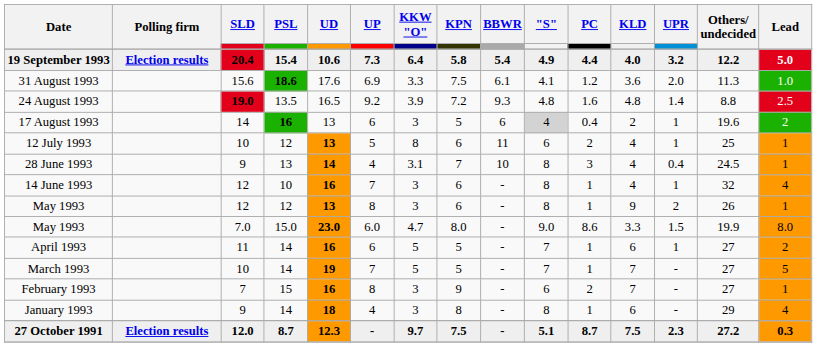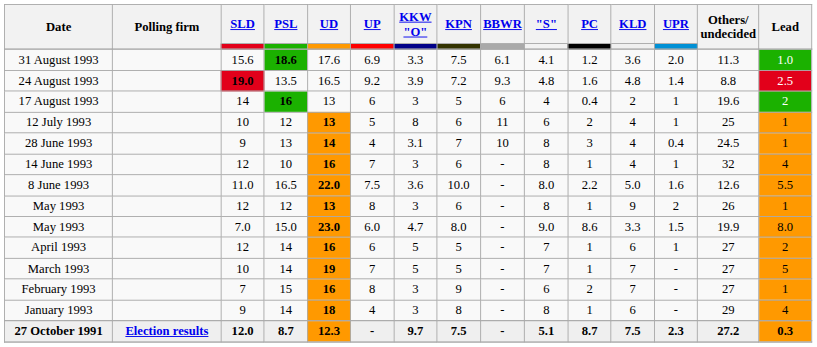- row: (59, 59)
(546, 122) lightgrey background -> (546, 101) no background
+ row: (59, 184)
(243, 247) 11 -> (243, 247) 12
